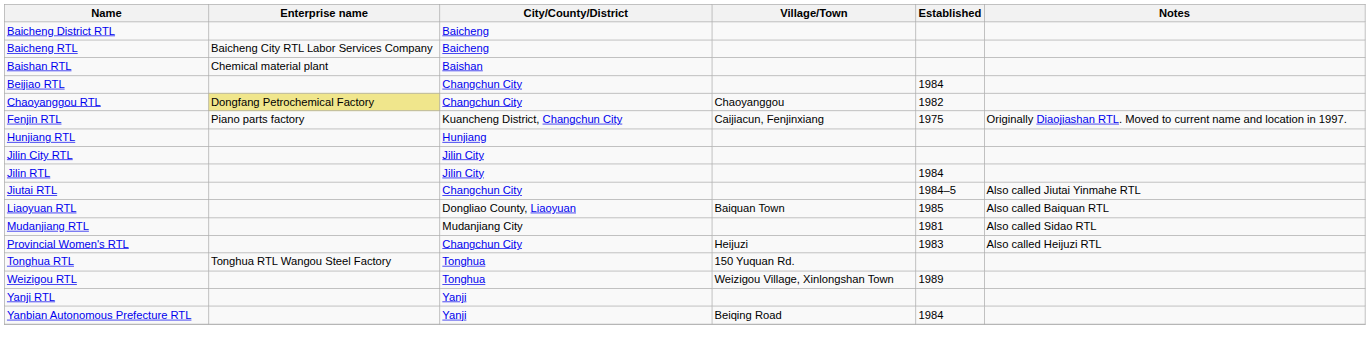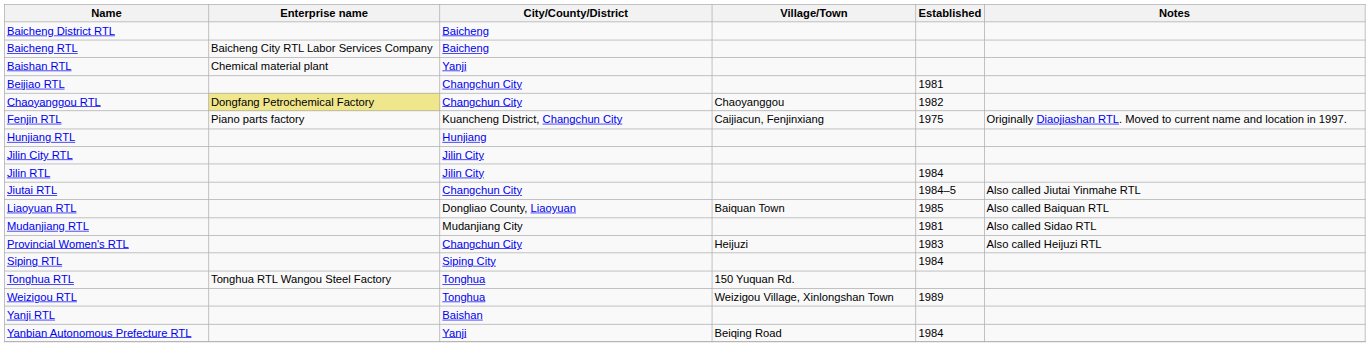(463, 66) Baishan -> (454, 66) Yanji
(931, 84) 1984 -> (931, 84) 1981
+ row: (35, 262)
(454, 297) Yanji -> (463, 315) Baishan
